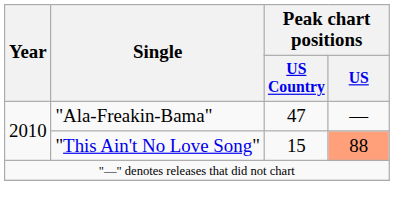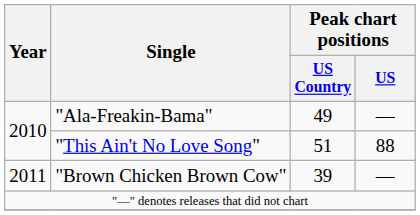(296, 115) 47 -> (323, 115) 49
(296, 145) 15 -> (323, 145) 51
(359, 145) lightsalmon background -> (385, 145) no background
+ row: (171, 175)
